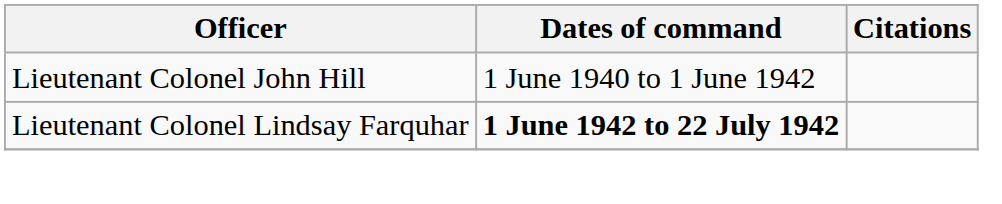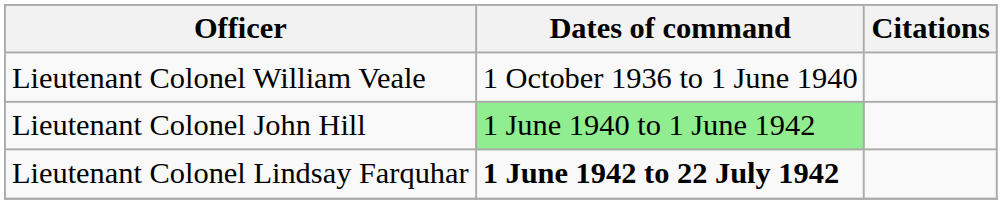+ row: (219, 76)
(649, 76) no background -> (649, 125) lightgreen background
